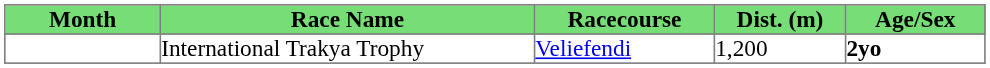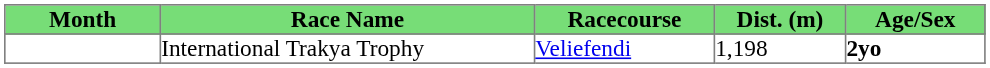(741, 48) 1,200 -> (741, 48) 1,198
